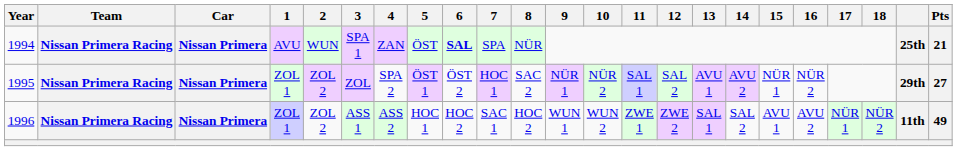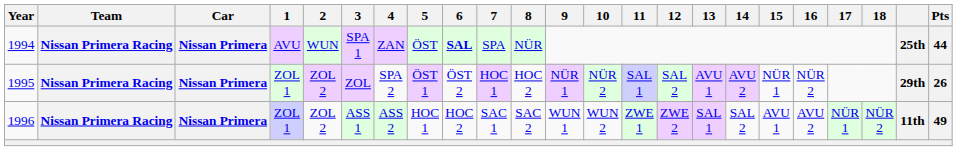(940, 44) 21 -> (940, 44) 44
(528, 82) SAC 2 -> (528, 82) HOC 2
(940, 82) 27 -> (940, 82) 26
(528, 120) HOC 2 -> (528, 120) SAC 2
